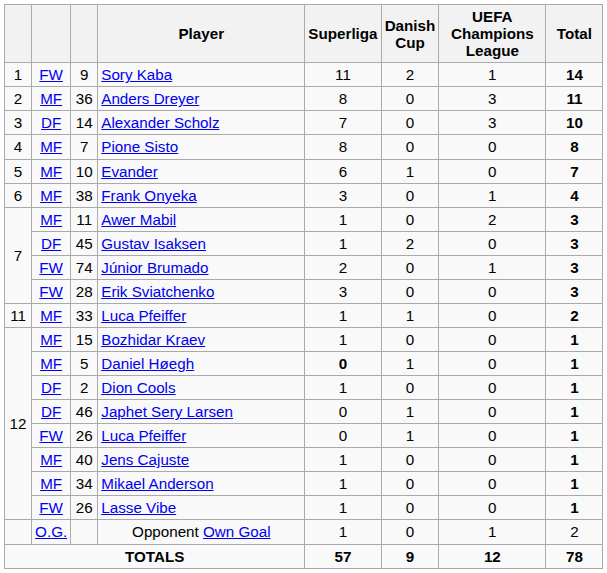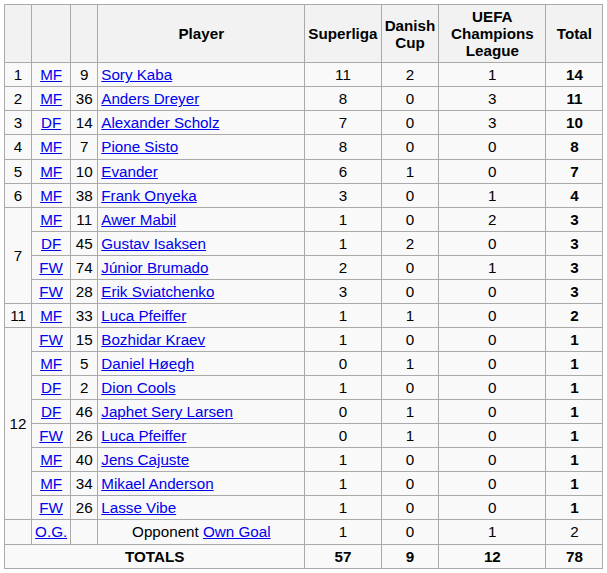(51, 75) FW -> (51, 75) MF
(51, 339) MF -> (51, 339) FW
(343, 364) bold -> (343, 364) normal
